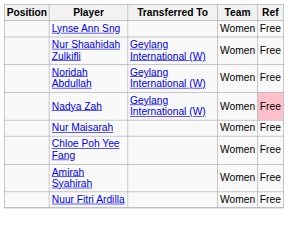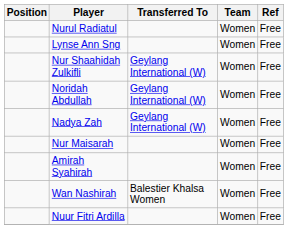+ row: (84, 28)
(270, 106) pink background -> (270, 122) no background
- row: (86, 150)
+ row: (84, 194)
